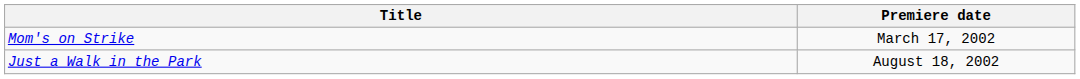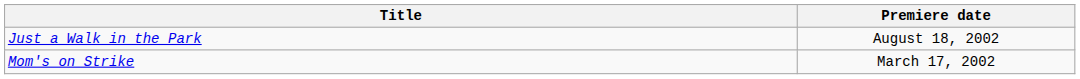rows swapped: (71, 39) <-> (105, 62)
